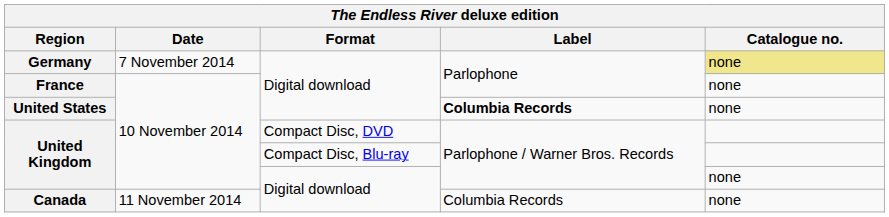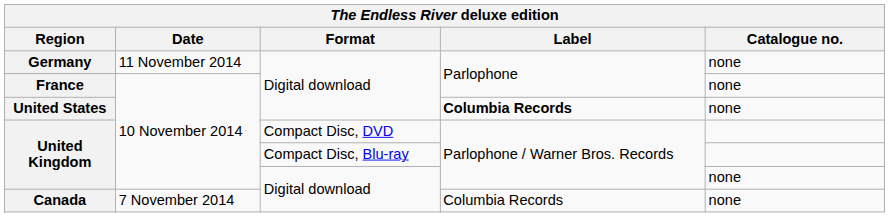(177, 62) 7 November 2014 -> (180, 62) 11 November 2014
(725, 62) khaki background -> (725, 62) no background
(180, 200) 11 November 2014 -> (177, 200) 7 November 2014
